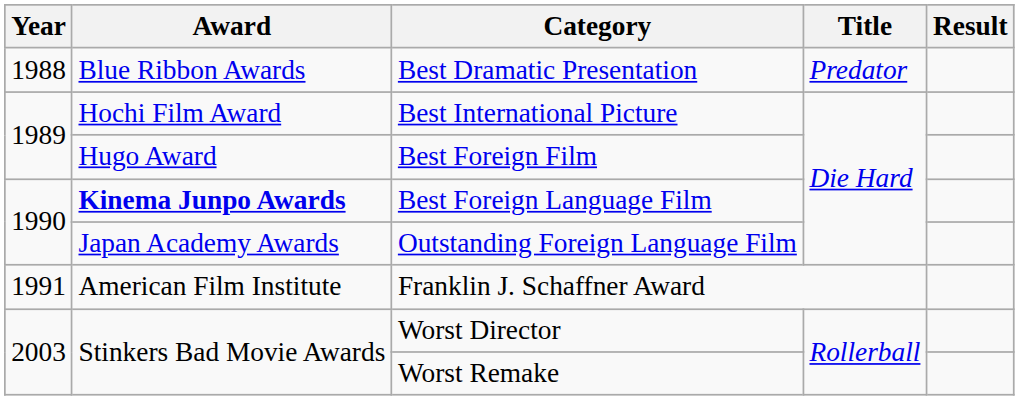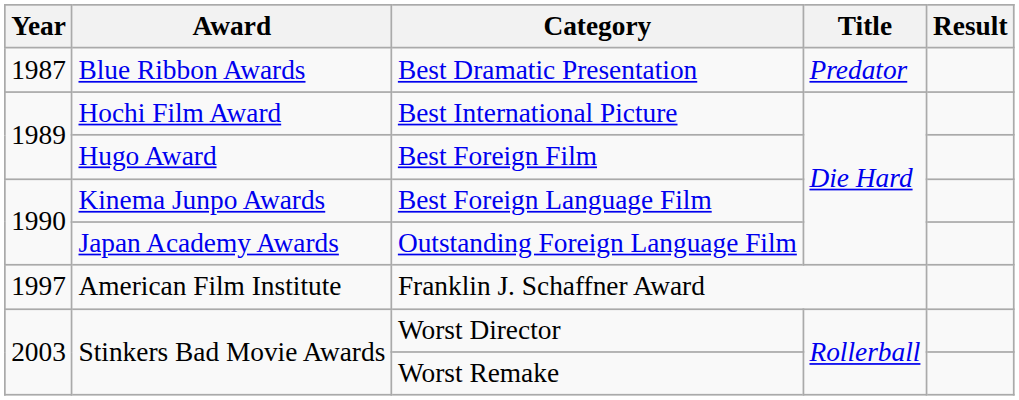(39, 69) 1988 -> (39, 69) 1987
(212, 199) bold -> (202, 199) normal
(39, 286) 1991 -> (39, 286) 1997
